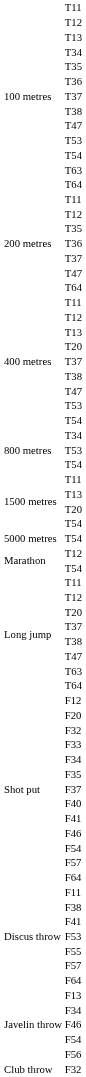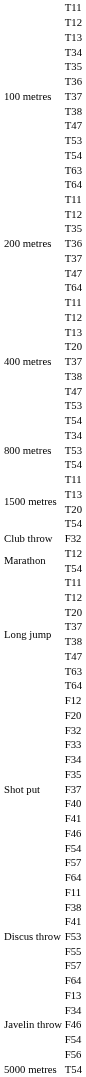rows swapped: (30, 538) <-> (28, 1069)
